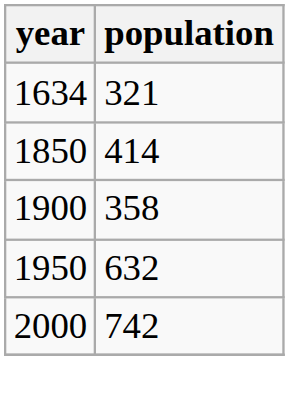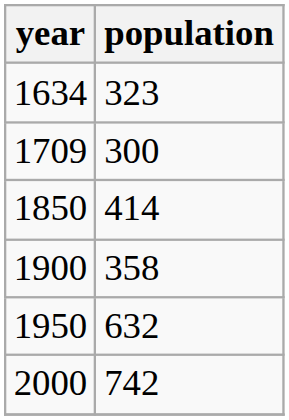(132, 92) 321 -> (132, 92) 323
+ row: (50, 150)
